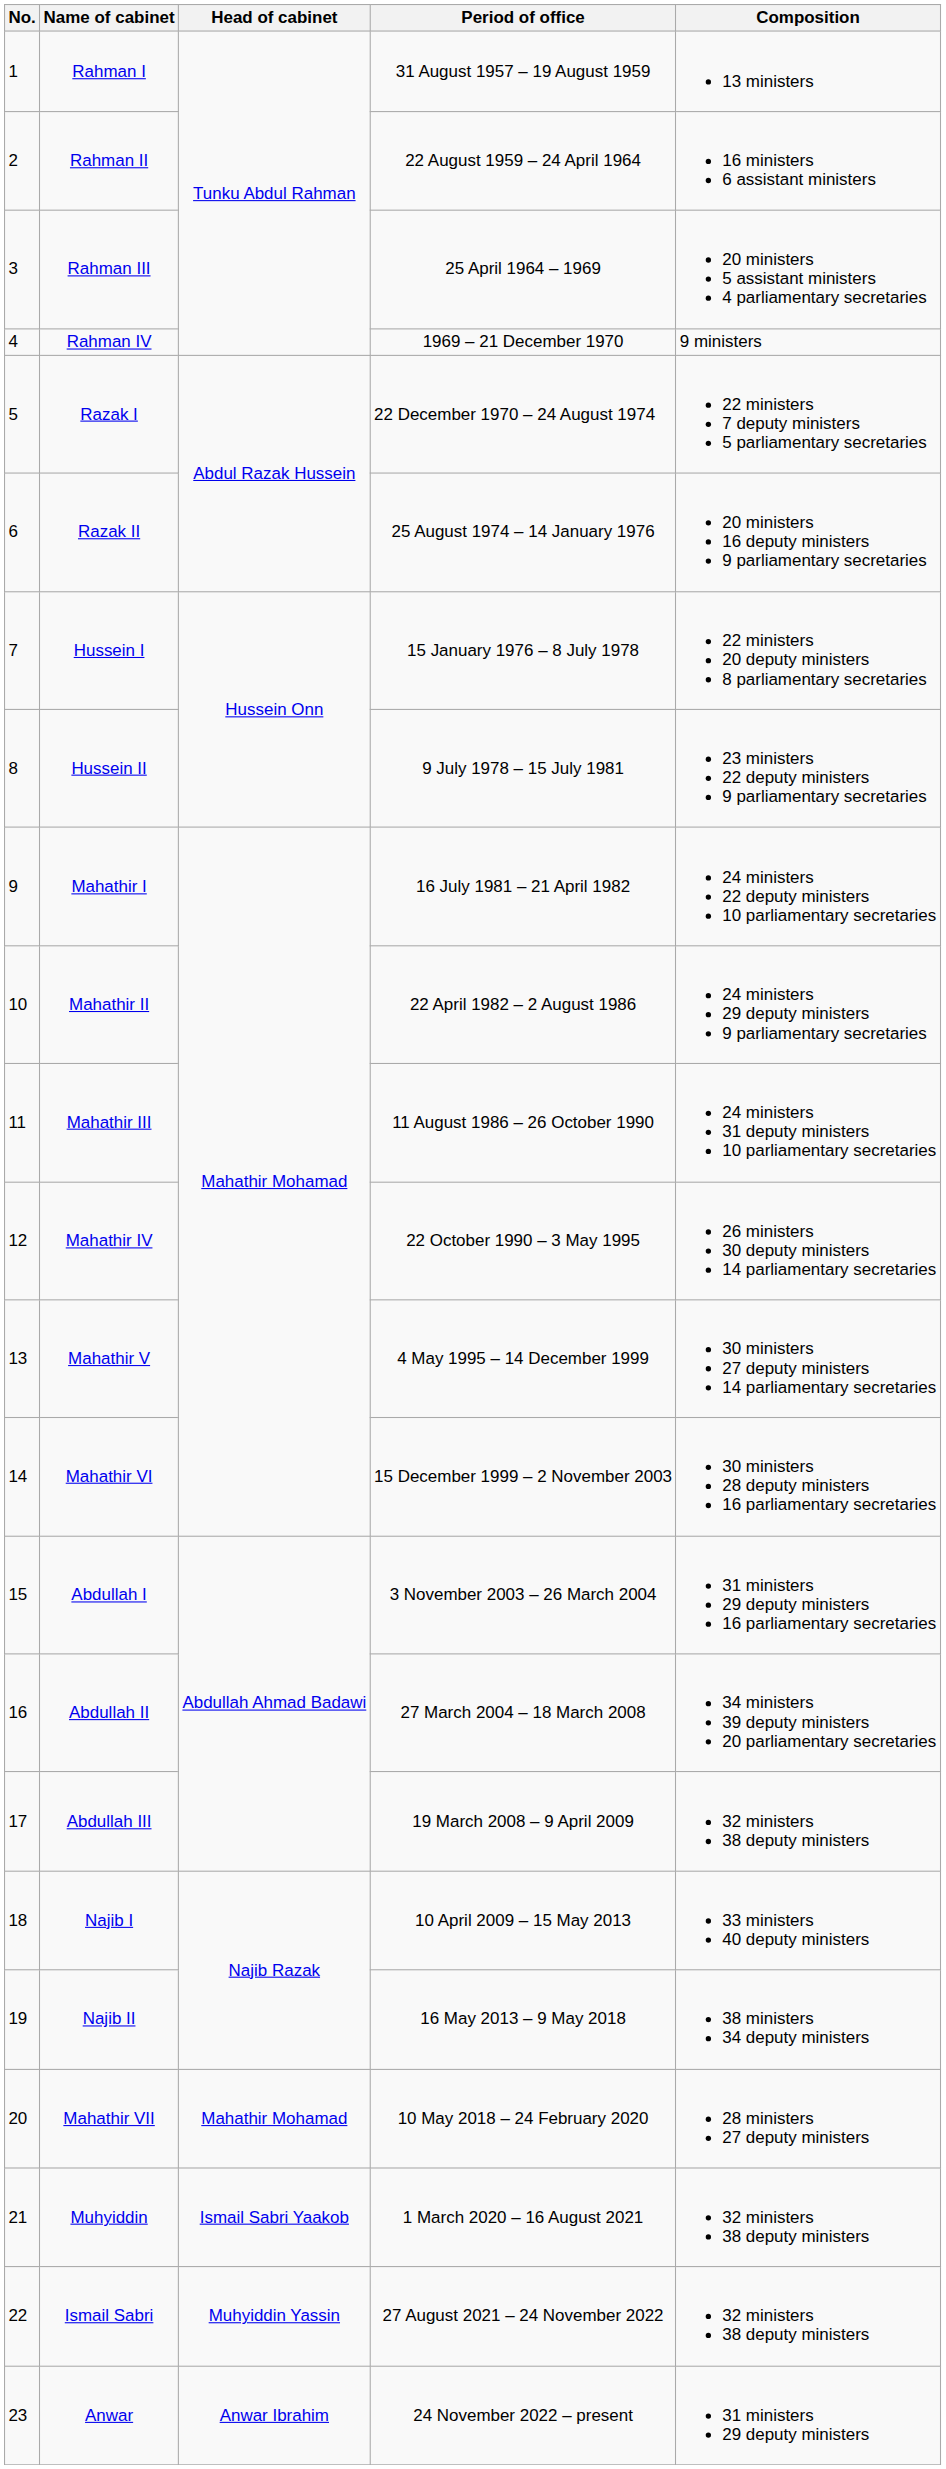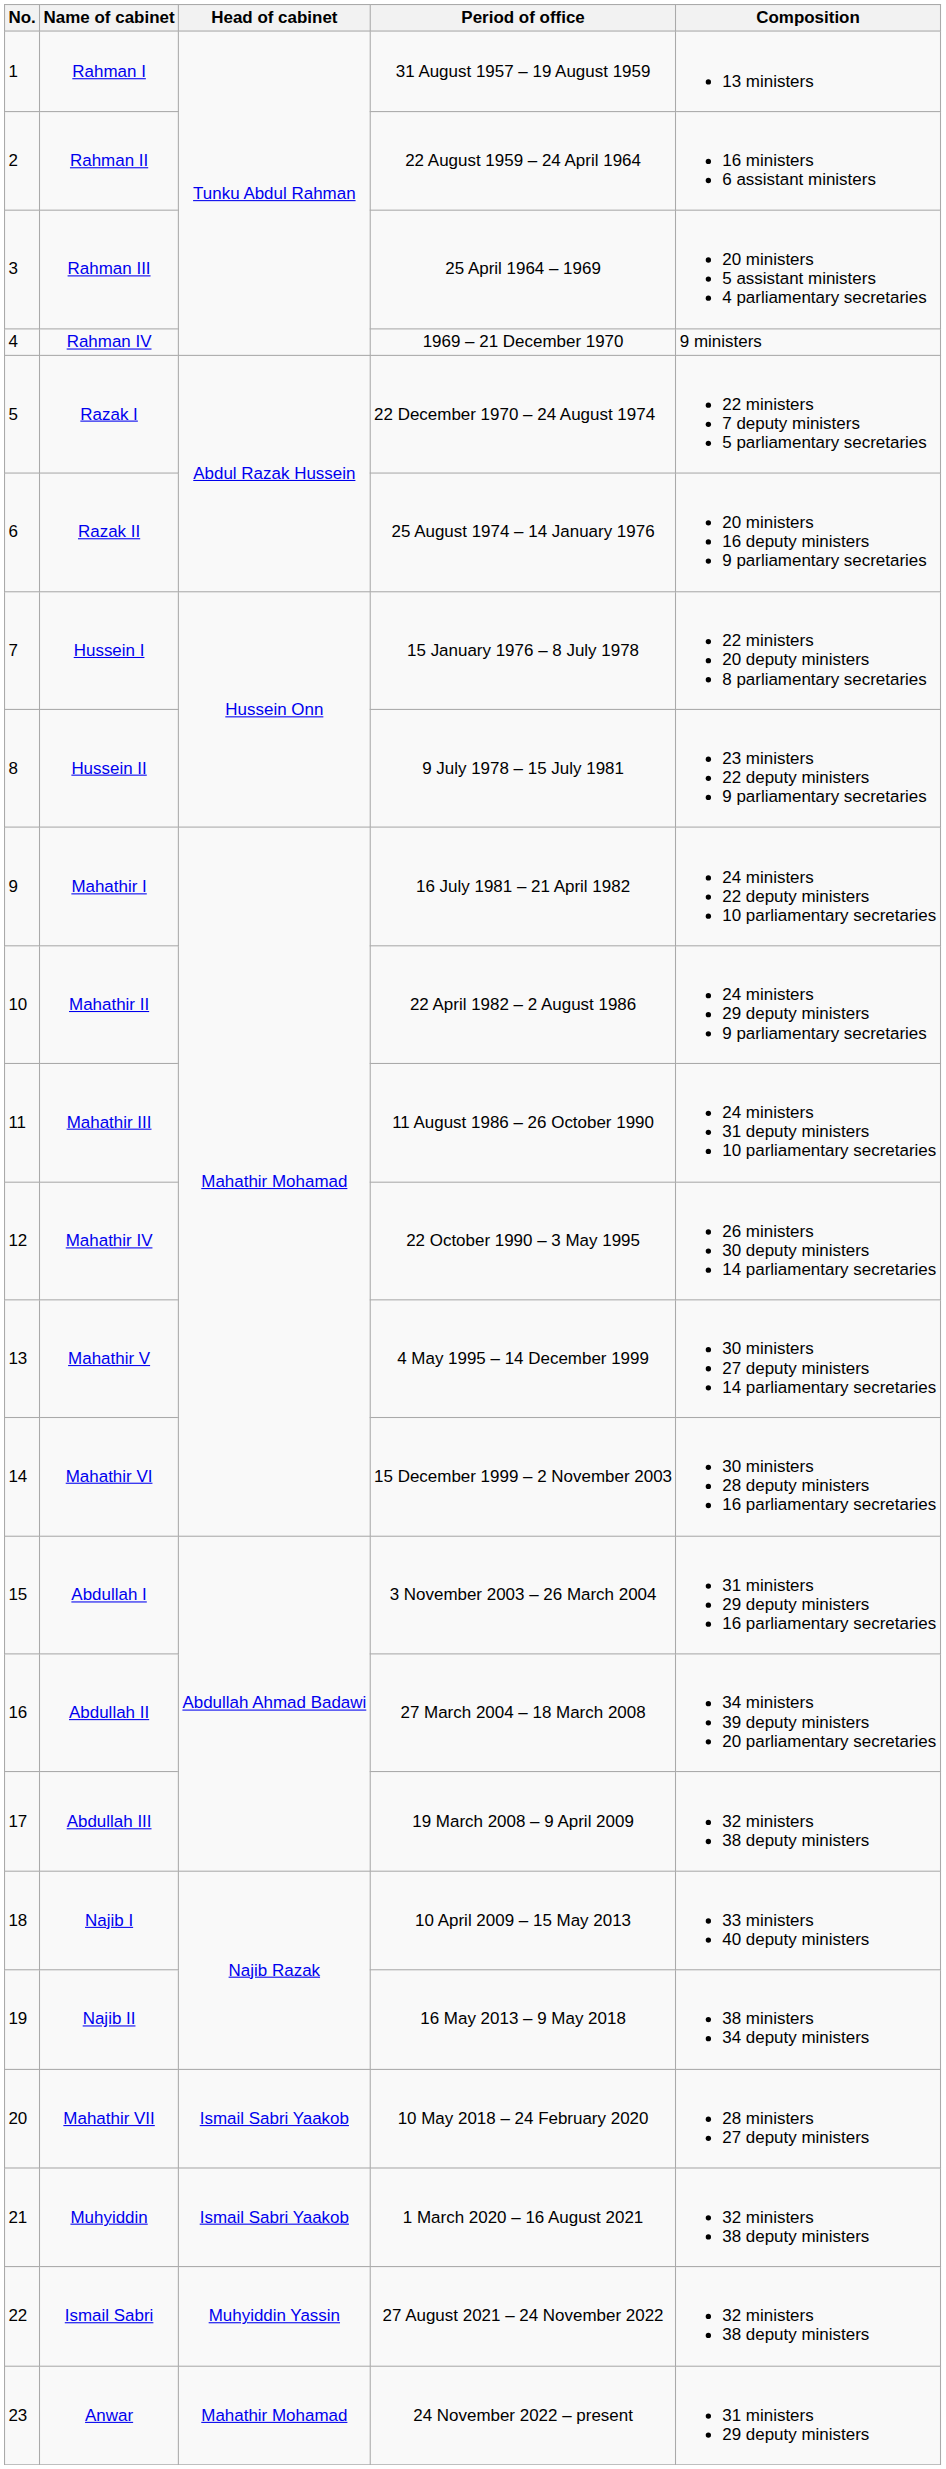(274, 2118) Mahathir Mohamad -> (274, 2118) Ismail Sabri Yaakob
(274, 2415) Anwar Ibrahim -> (274, 2415) Mahathir Mohamad
